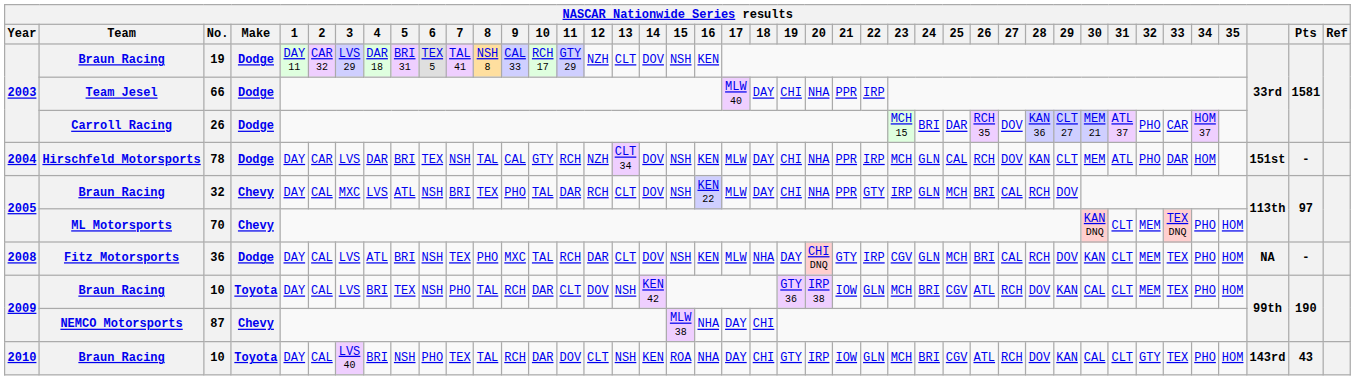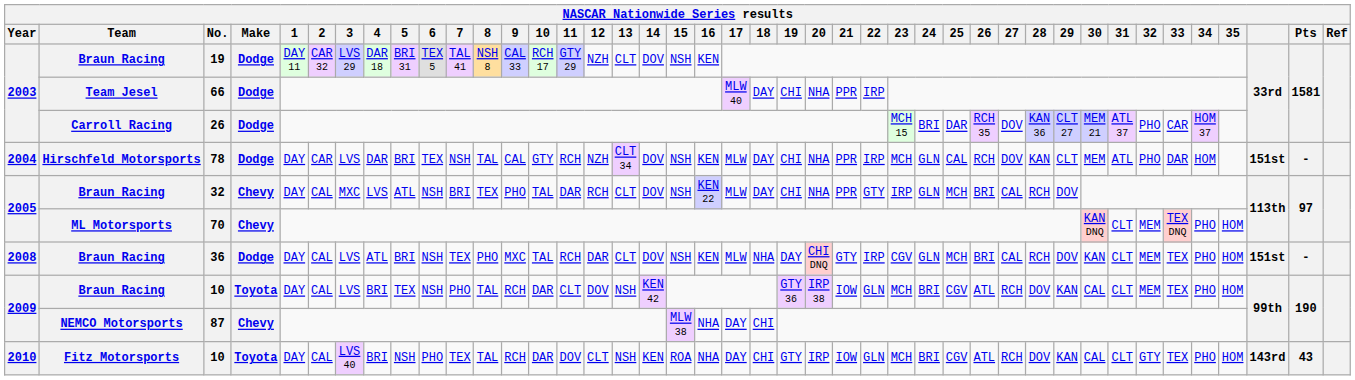(122, 258) Fitz Motorsports -> (122, 258) Braun Racing
(1267, 258) NA -> (1267, 258) 151st
(122, 357) Braun Racing -> (122, 357) Fitz Motorsports
